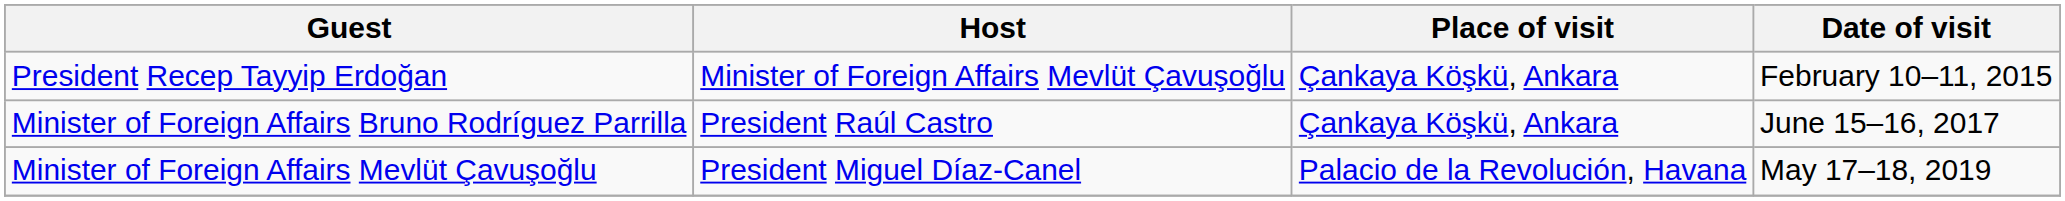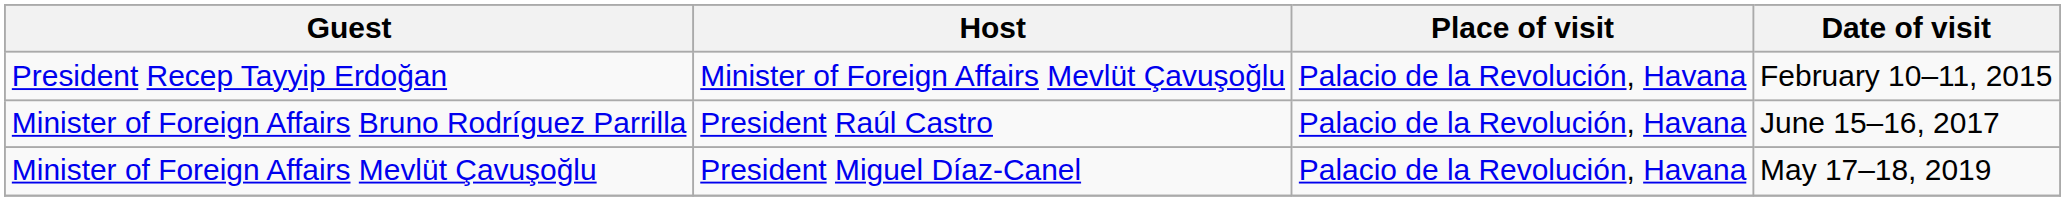(1459, 75) Çankaya Köşkü, Ankara -> (1523, 75) Palacio de la Revolución, Havana
(1459, 123) Çankaya Köşkü, Ankara -> (1523, 123) Palacio de la Revolución, Havana
